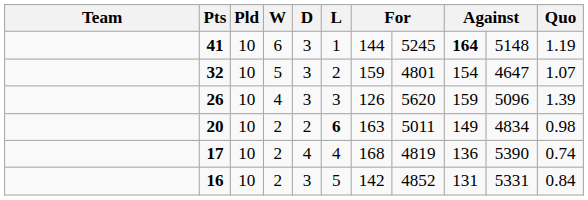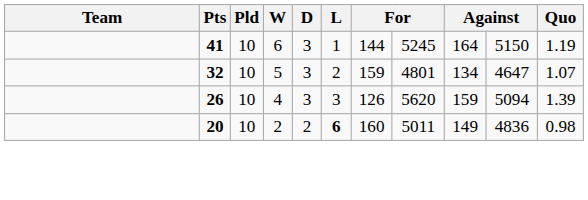(465, 45) bold -> (465, 45) normal
(512, 45) 5148 -> (512, 45) 5150
(465, 72) 154 -> (465, 72) 134
(512, 99) 5096 -> (512, 99) 5094
(372, 126) 163 -> (372, 126) 160
(512, 126) 4834 -> (512, 126) 4836
- row: (215, 153)
- row: (215, 180)
